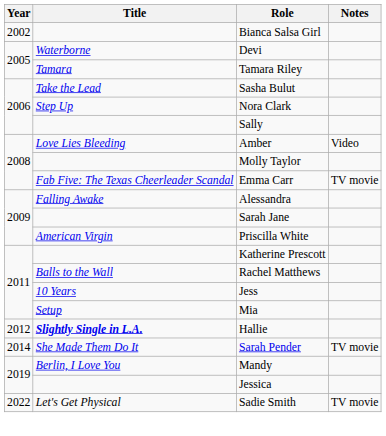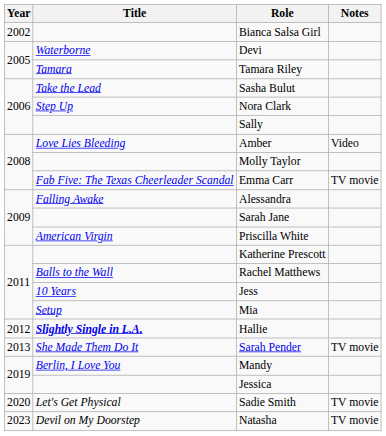(19, 347) 2014 -> (19, 347) 2013
(19, 402) 2022 -> (19, 402) 2020
+ row: (258, 421)
